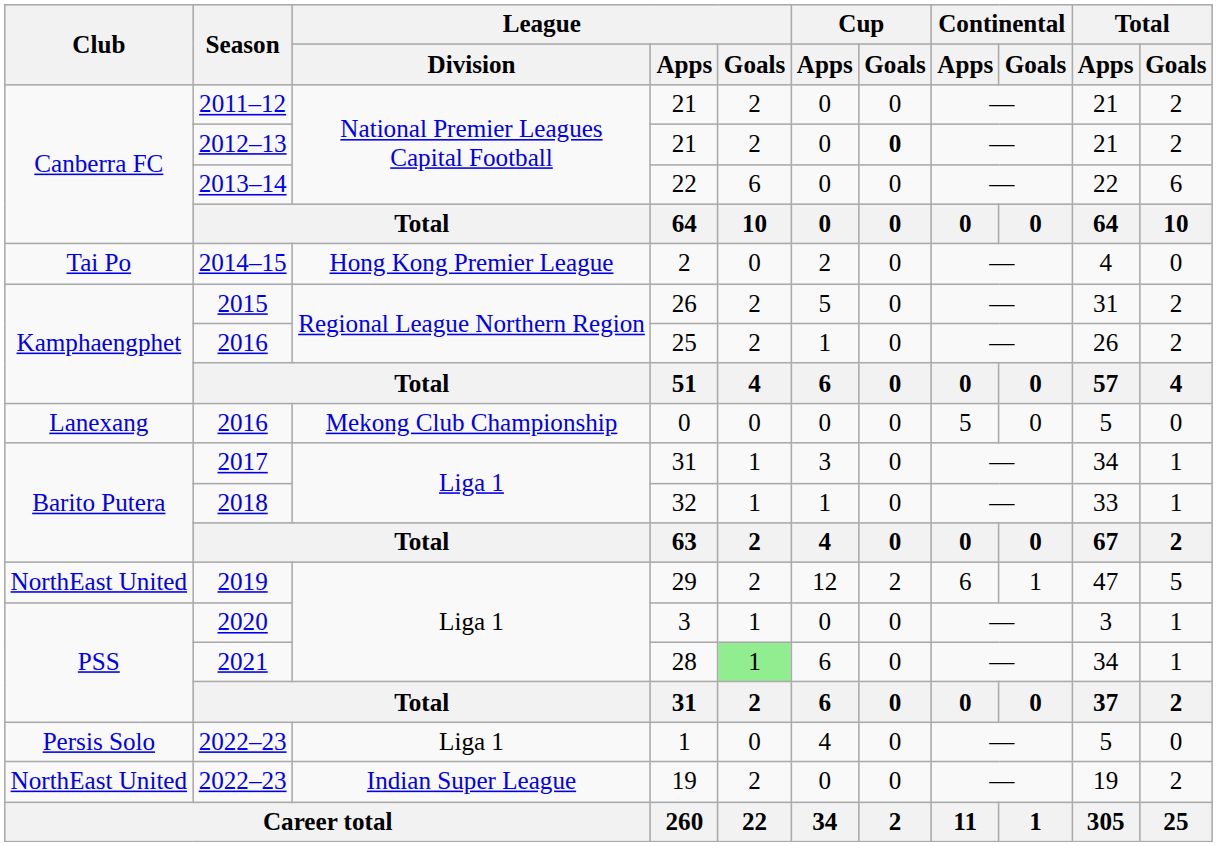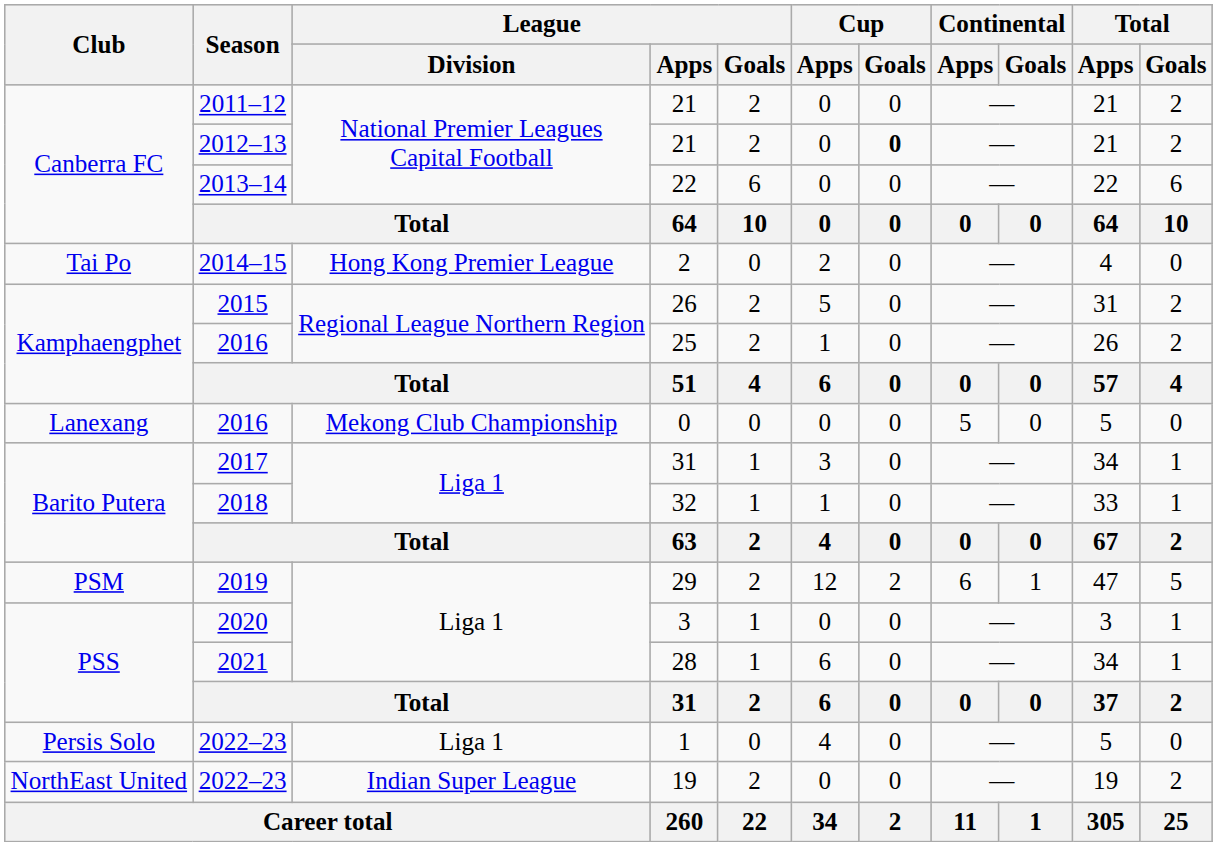(99, 582) NorthEast United -> (99, 582) PSM
(755, 661) lightgreen background -> (755, 661) no background
